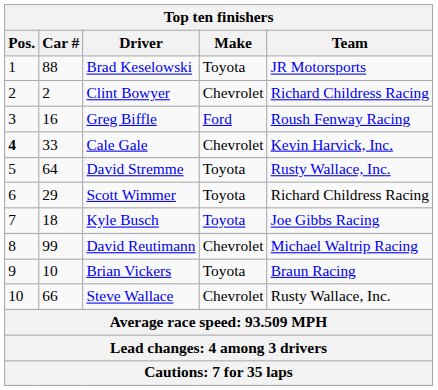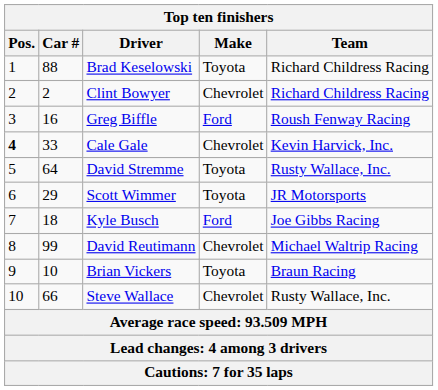(318, 68) JR Motorsports -> (350, 68) Richard Childress Racing
(350, 195) Richard Childress Racing -> (318, 195) JR Motorsports
(224, 220) Toyota -> (217, 220) Ford
